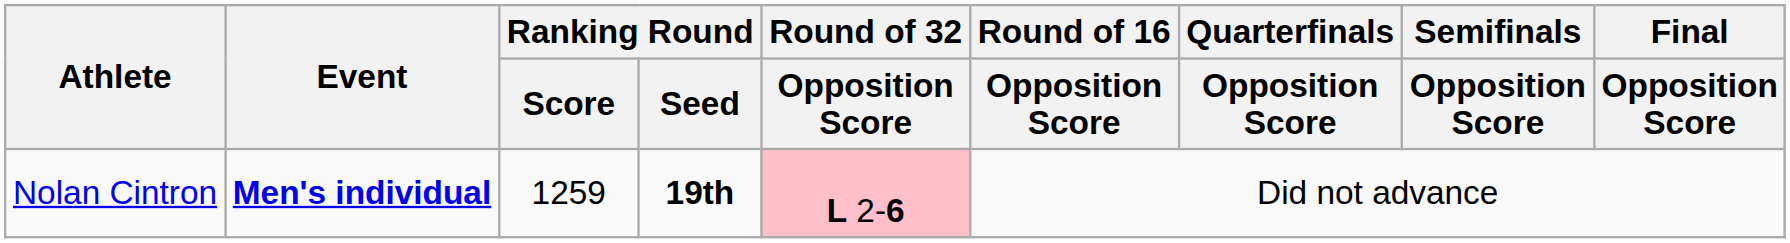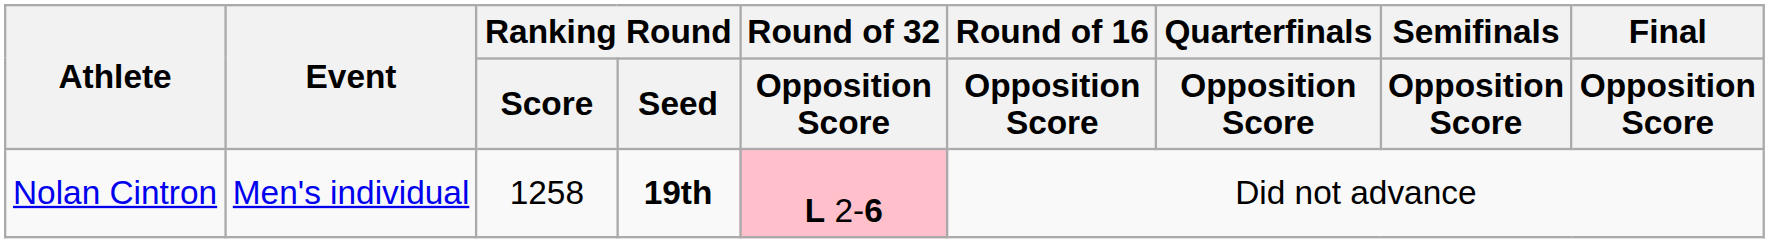(362, 193) bold -> (351, 193) normal
(569, 193) 1259 -> (547, 193) 1258
